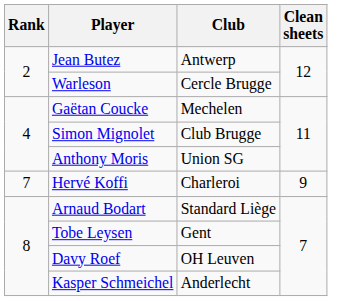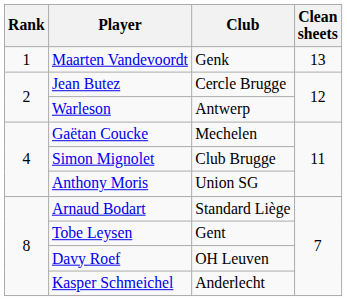+ row: (120, 59)
(208, 59) Antwerp -> (241, 84) Cercle Brugge
(226, 84) Cercle Brugge -> (223, 109) Antwerp
- row: (90, 183)
